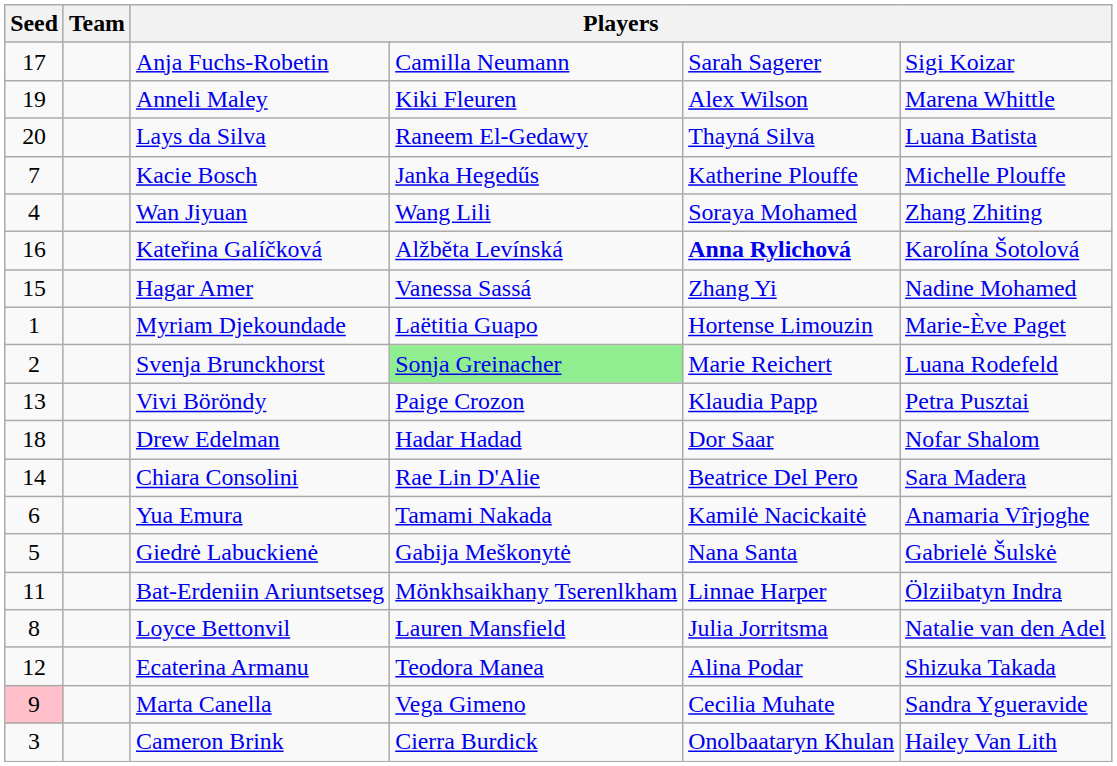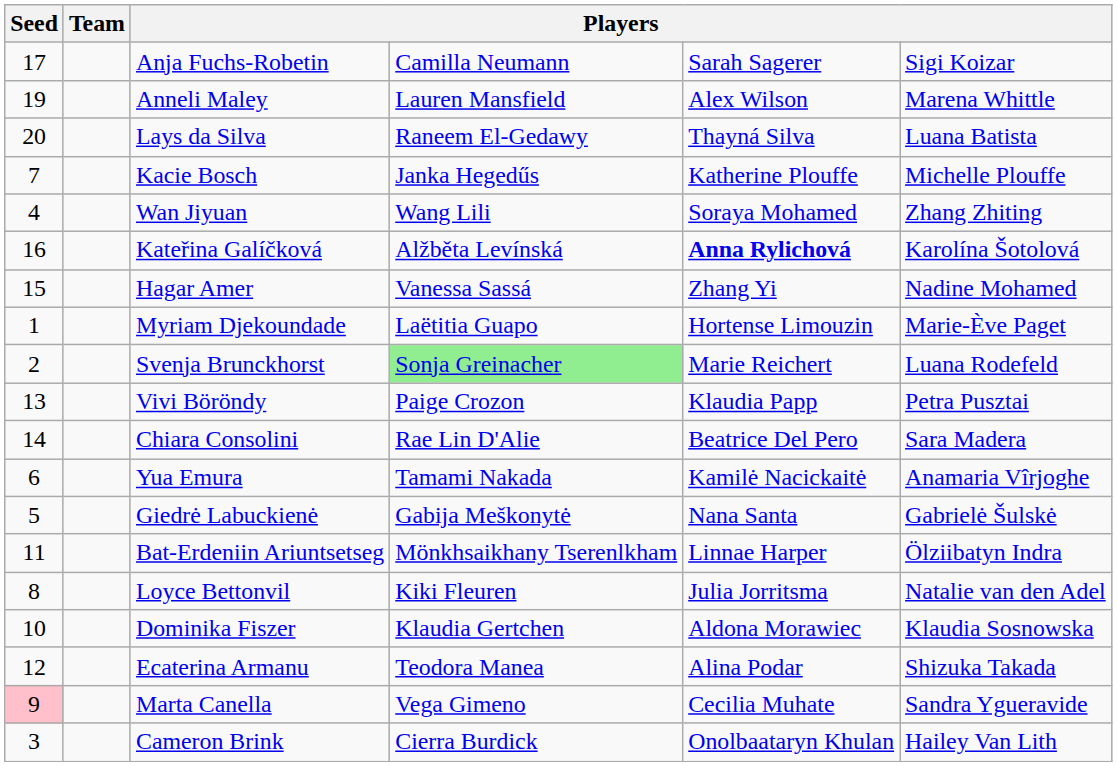(456, 99) Kiki Fleuren -> (480, 99) Lauren Mansfield
- row: (208, 439)
(480, 628) Lauren Mansfield -> (456, 590) Kiki Fleuren
+ row: (216, 628)
